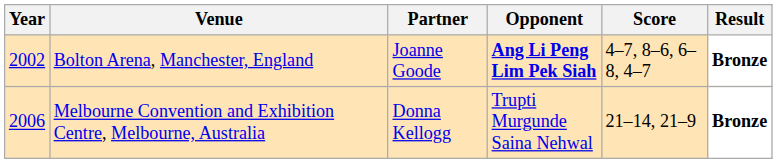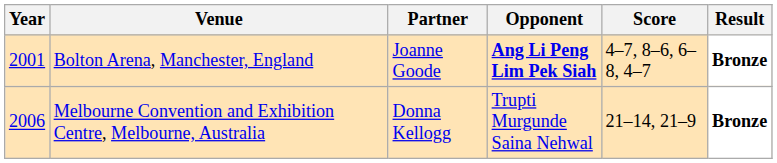(27, 60) 2002 -> (27, 60) 2001
